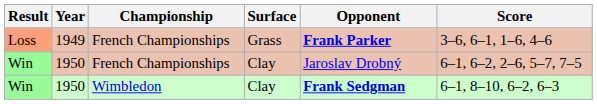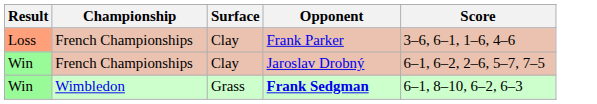- column: (70, 16)
(264, 39) Grass -> (225, 39) Clay
(347, 39) bold -> (305, 39) normal
(262, 87) Clay -> (228, 87) Grass
